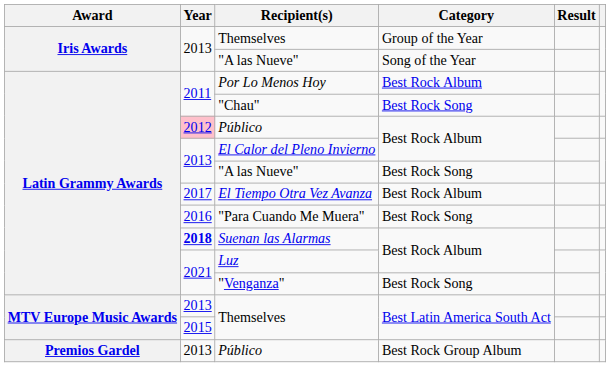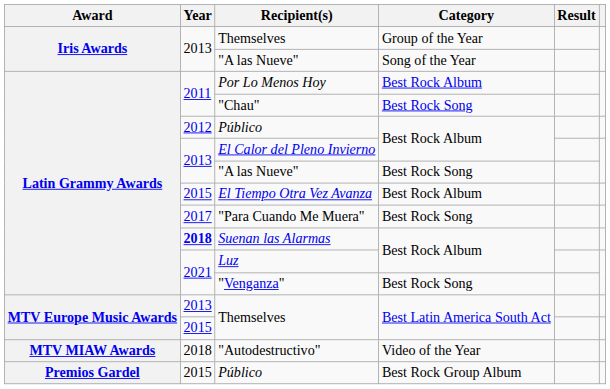(198, 127) pink background -> (198, 127) no background
(198, 194) 2017 -> (198, 194) 2015
(198, 216) 2016 -> (198, 216) 2017
+ row: (269, 350)
(198, 350) 2013 -> (198, 372) 2015
